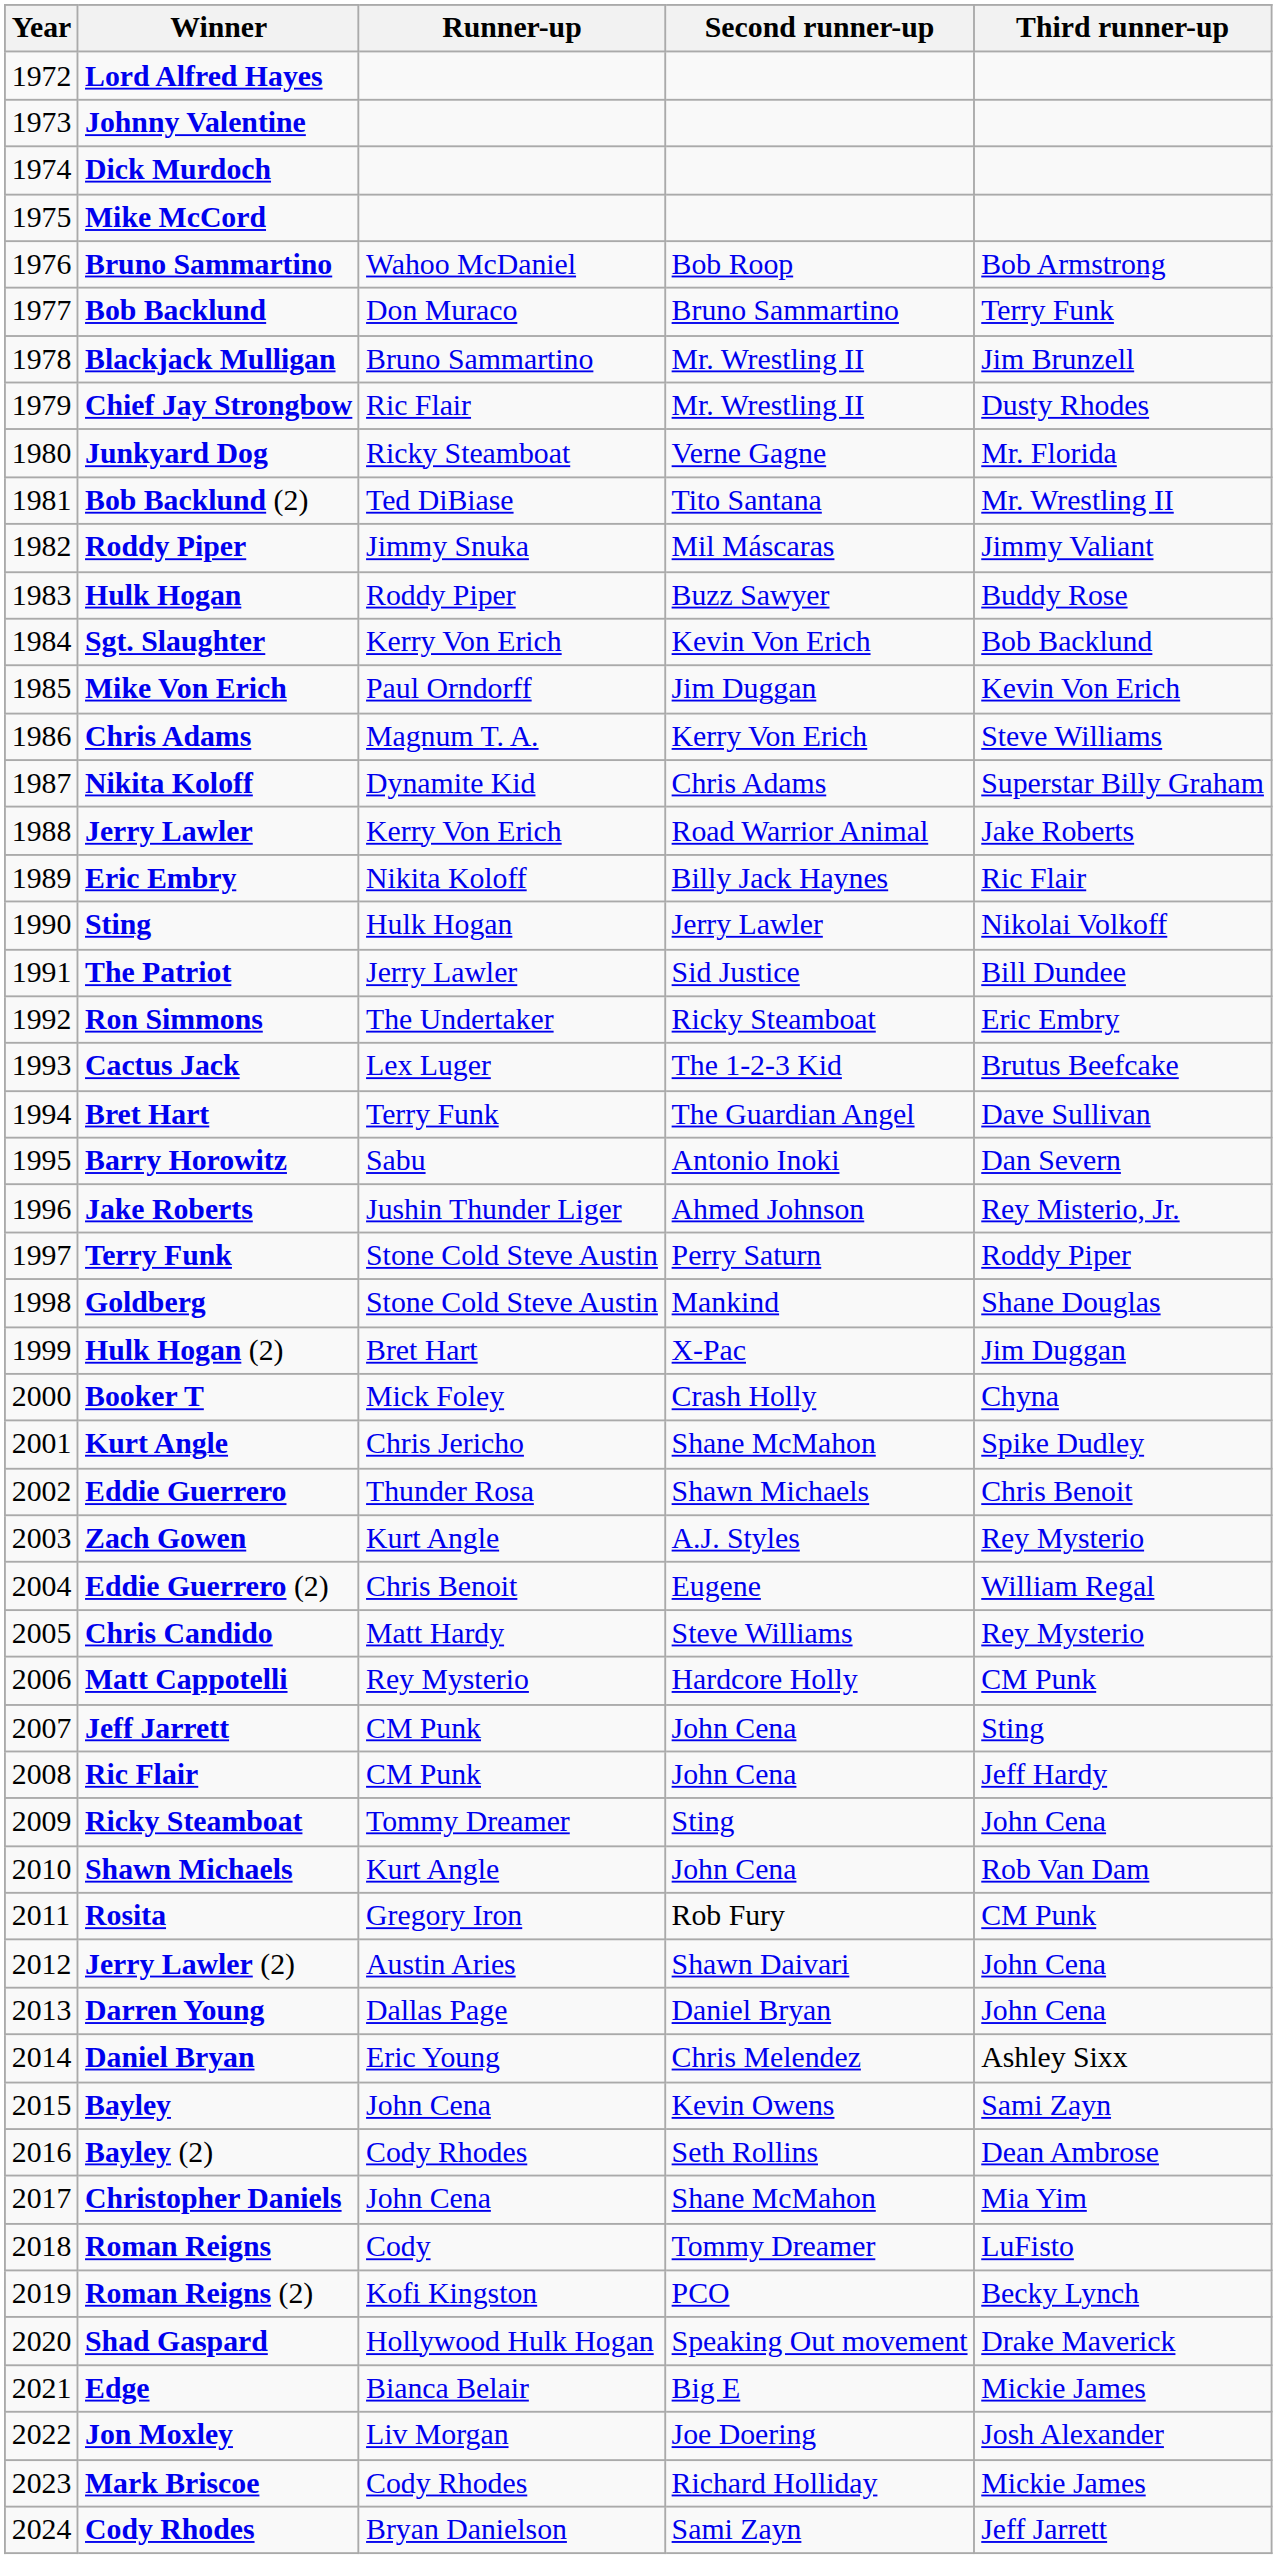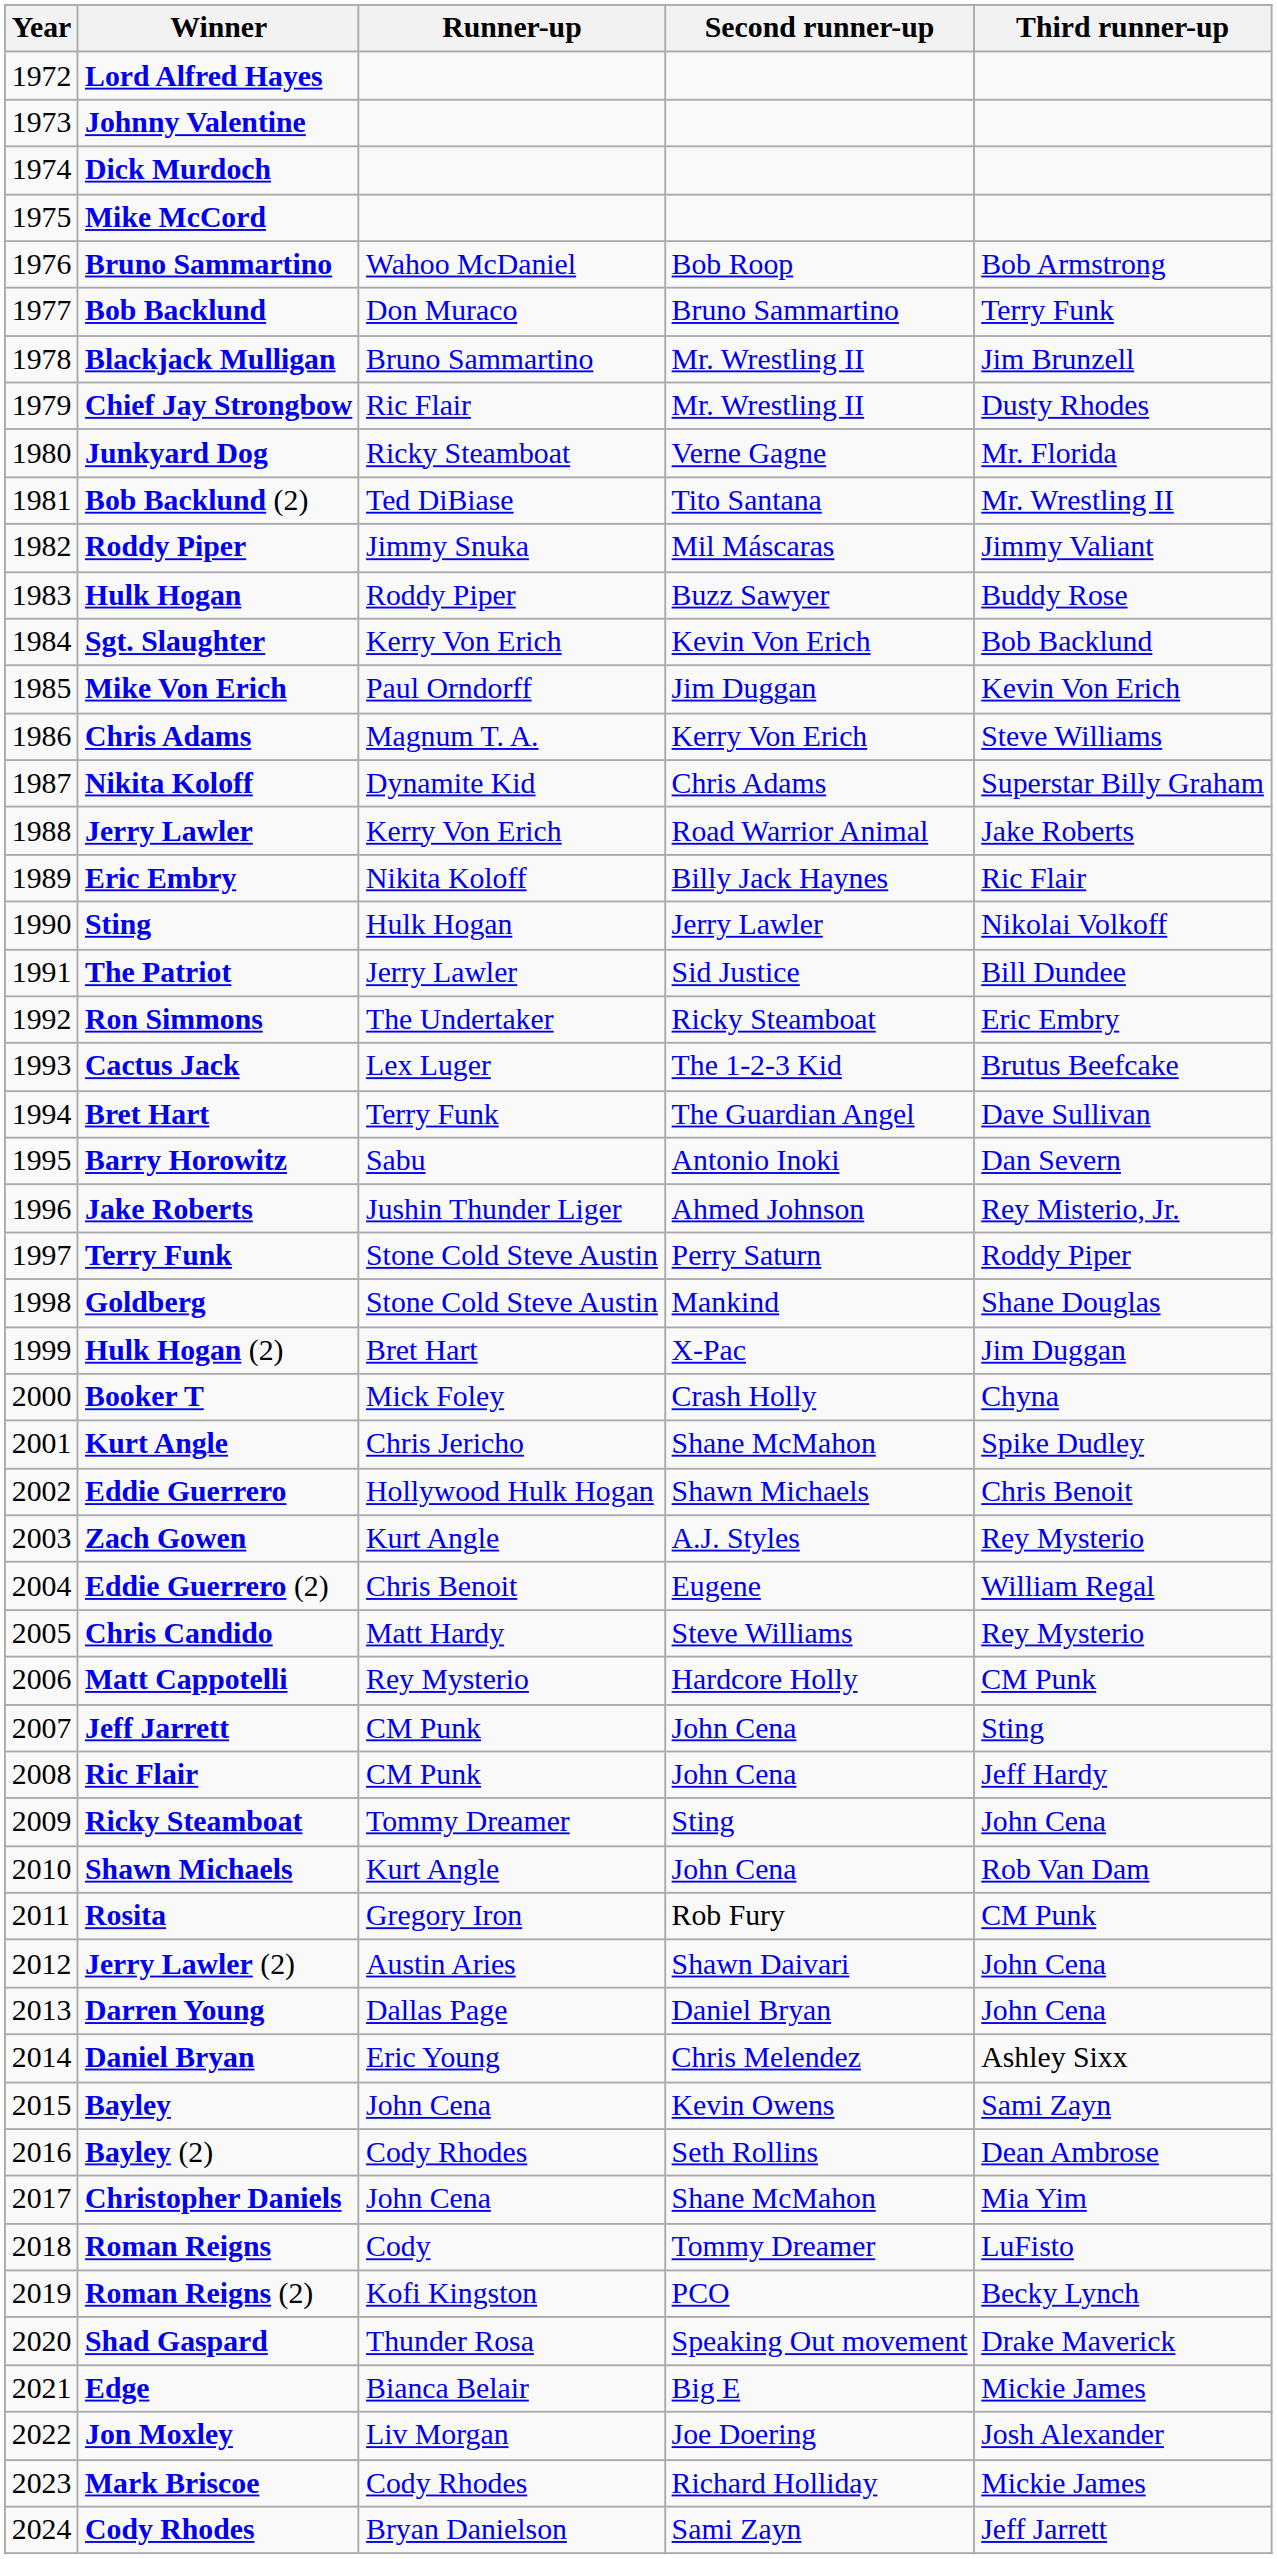(450, 1491) Thunder Rosa -> (510, 1491) Hollywood Hulk Hogan
(510, 2340) Hollywood Hulk Hogan -> (450, 2340) Thunder Rosa
